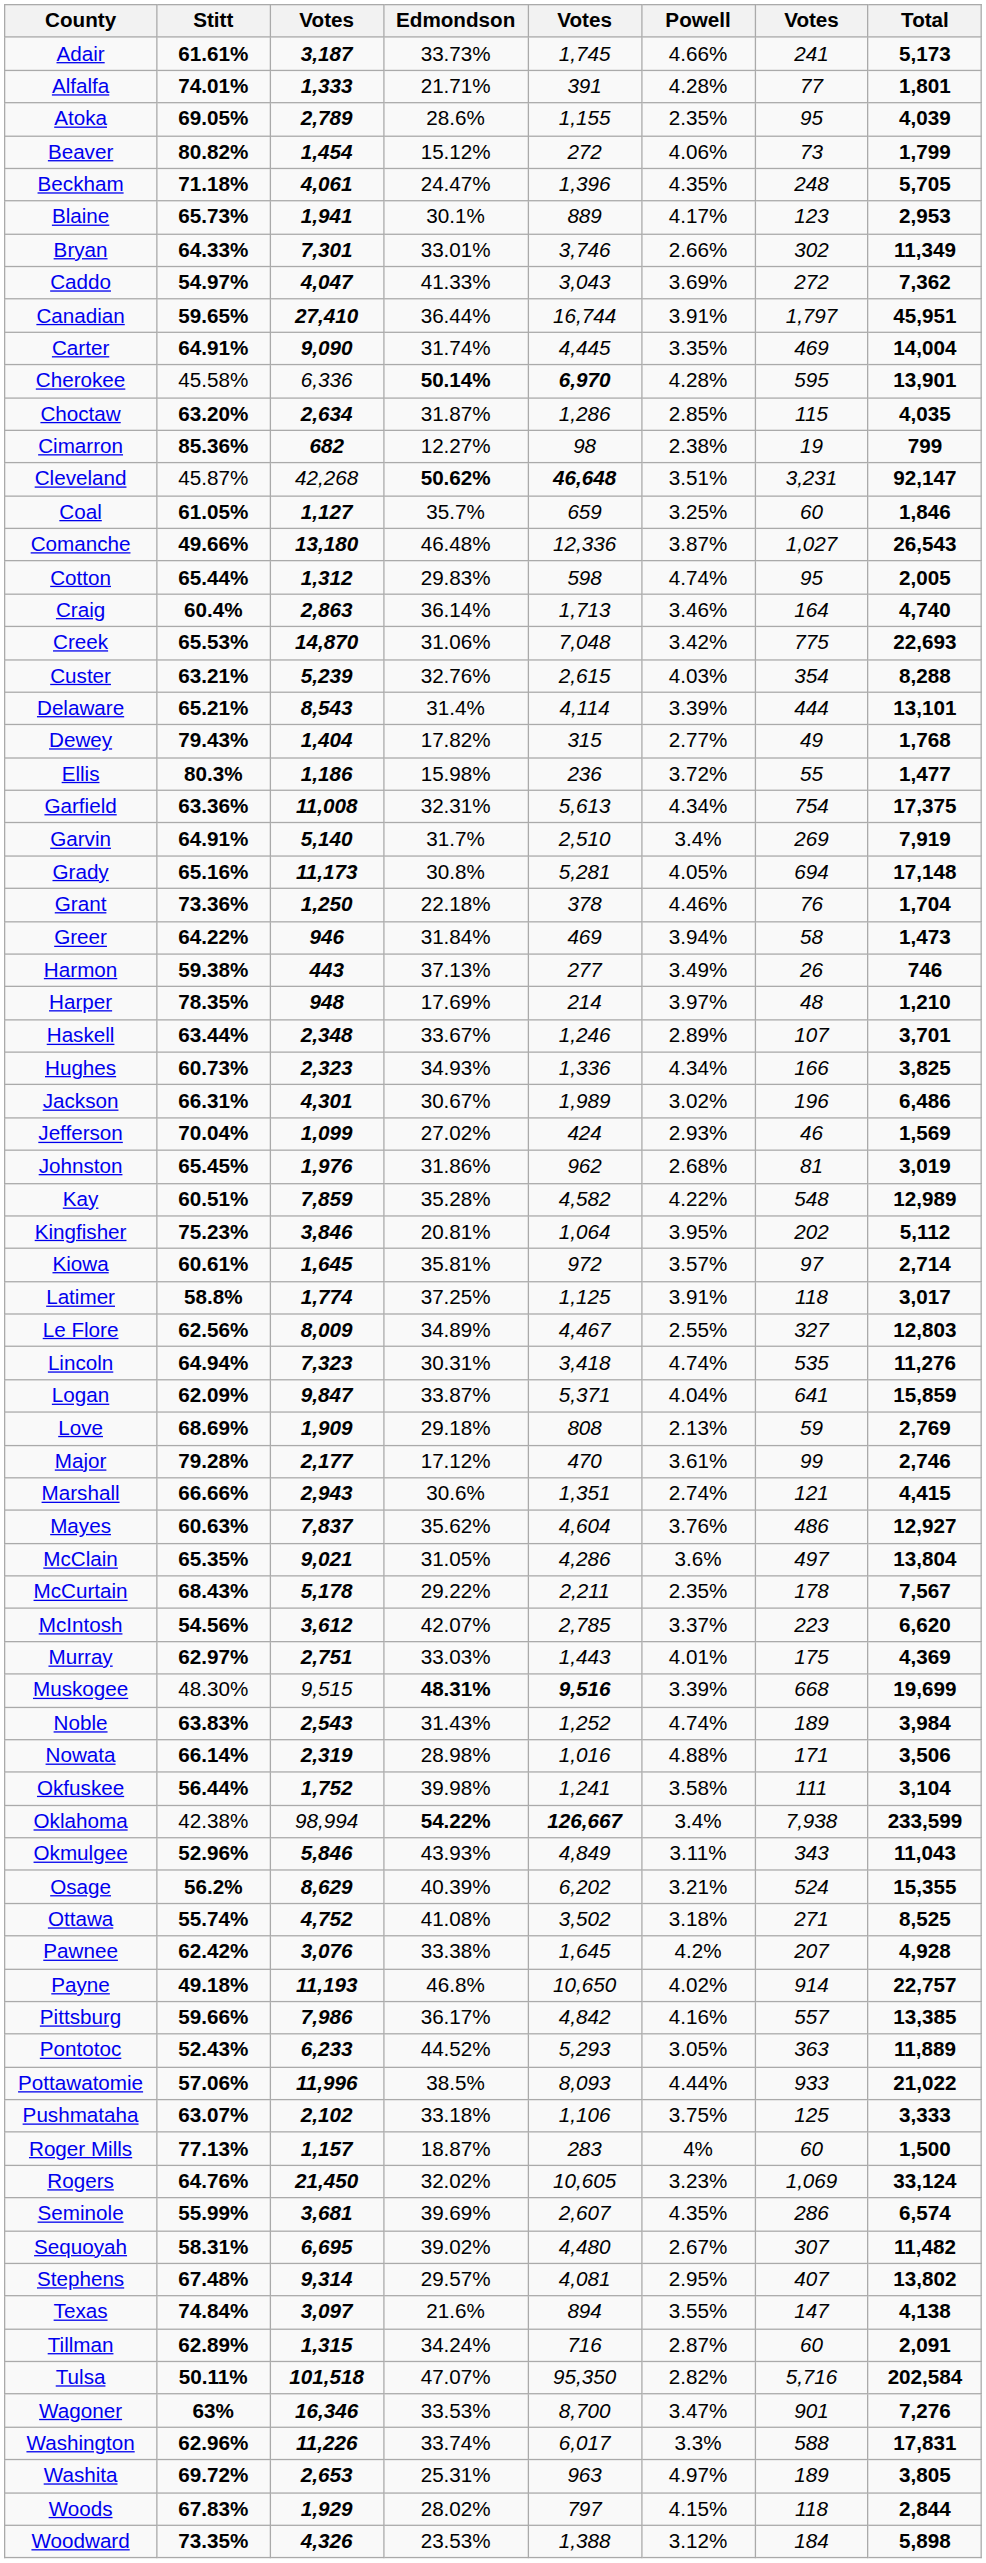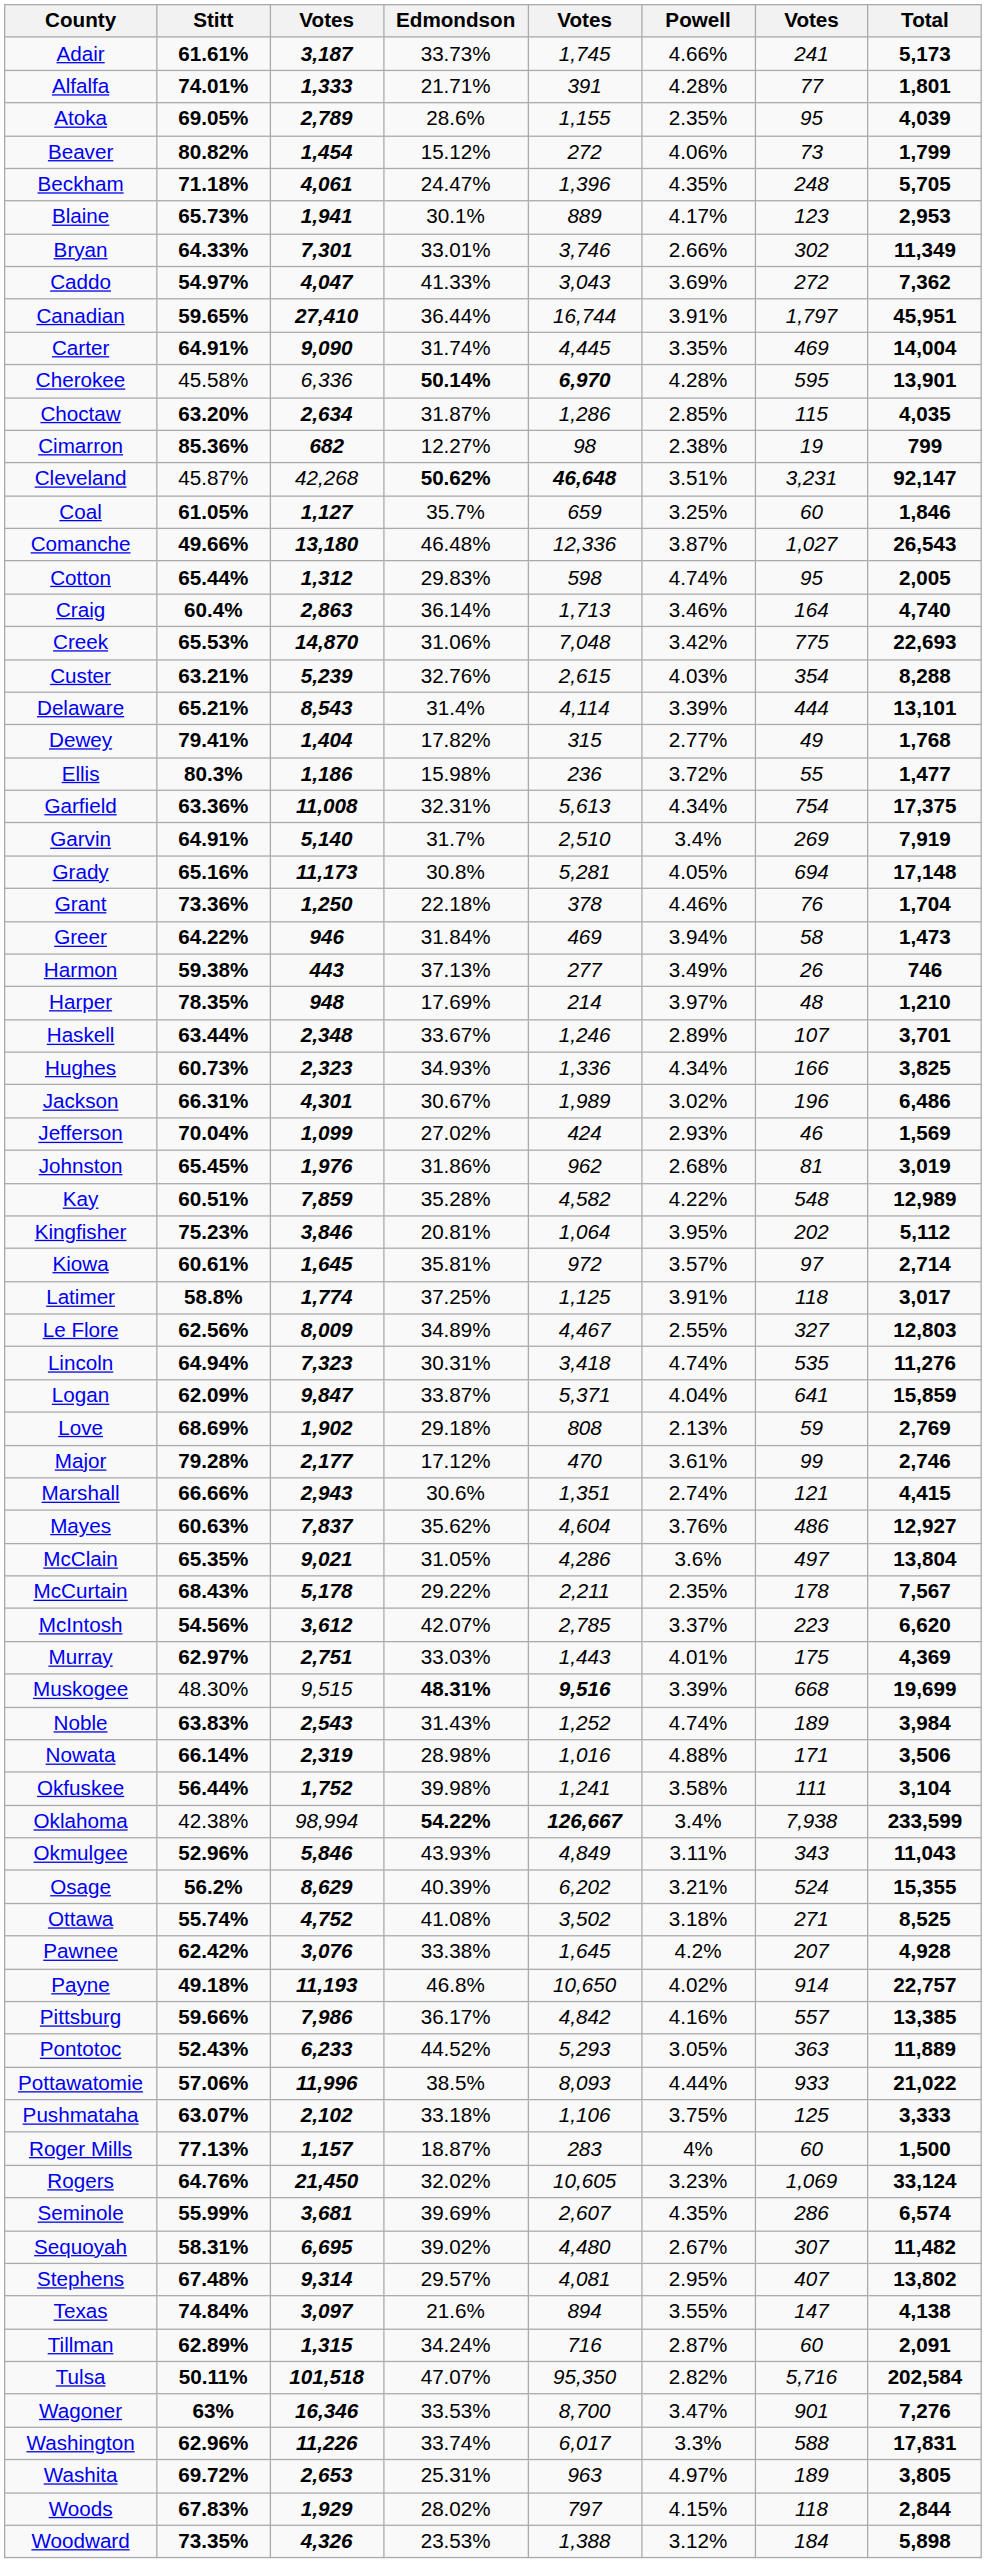(213, 741) 79.43% -> (213, 741) 79.41%
(327, 1428) 1,909 -> (327, 1428) 1,902
